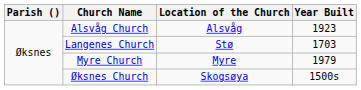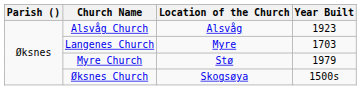(224, 45) Stø -> (224, 45) Myre
(224, 61) Myre -> (224, 61) Stø
